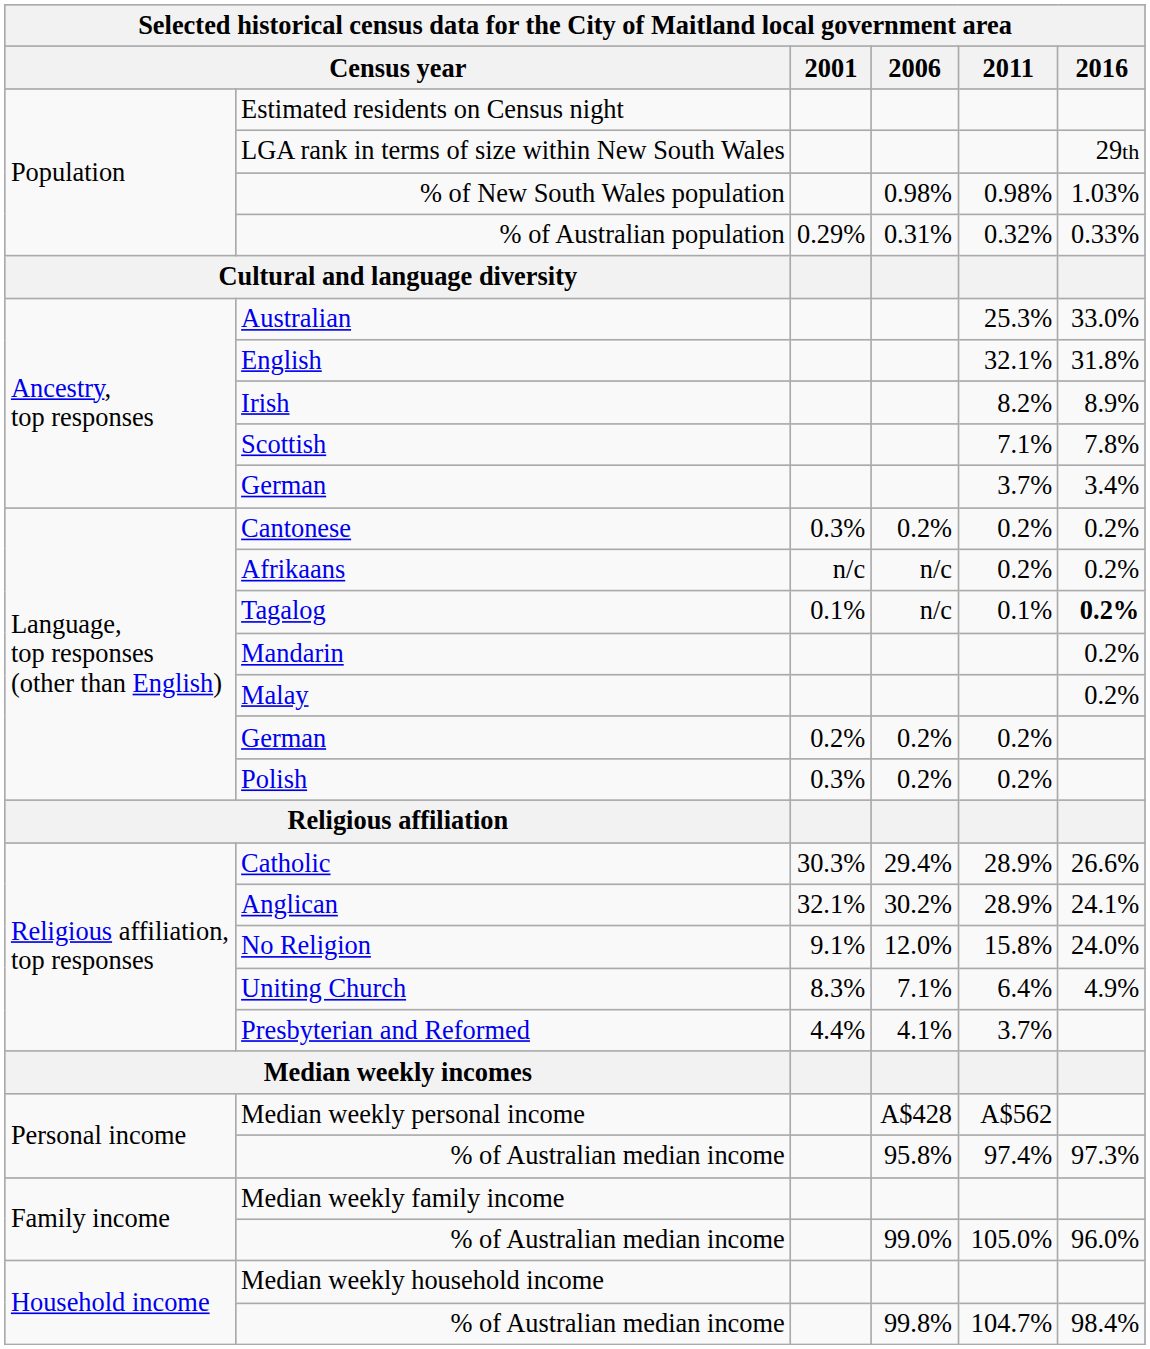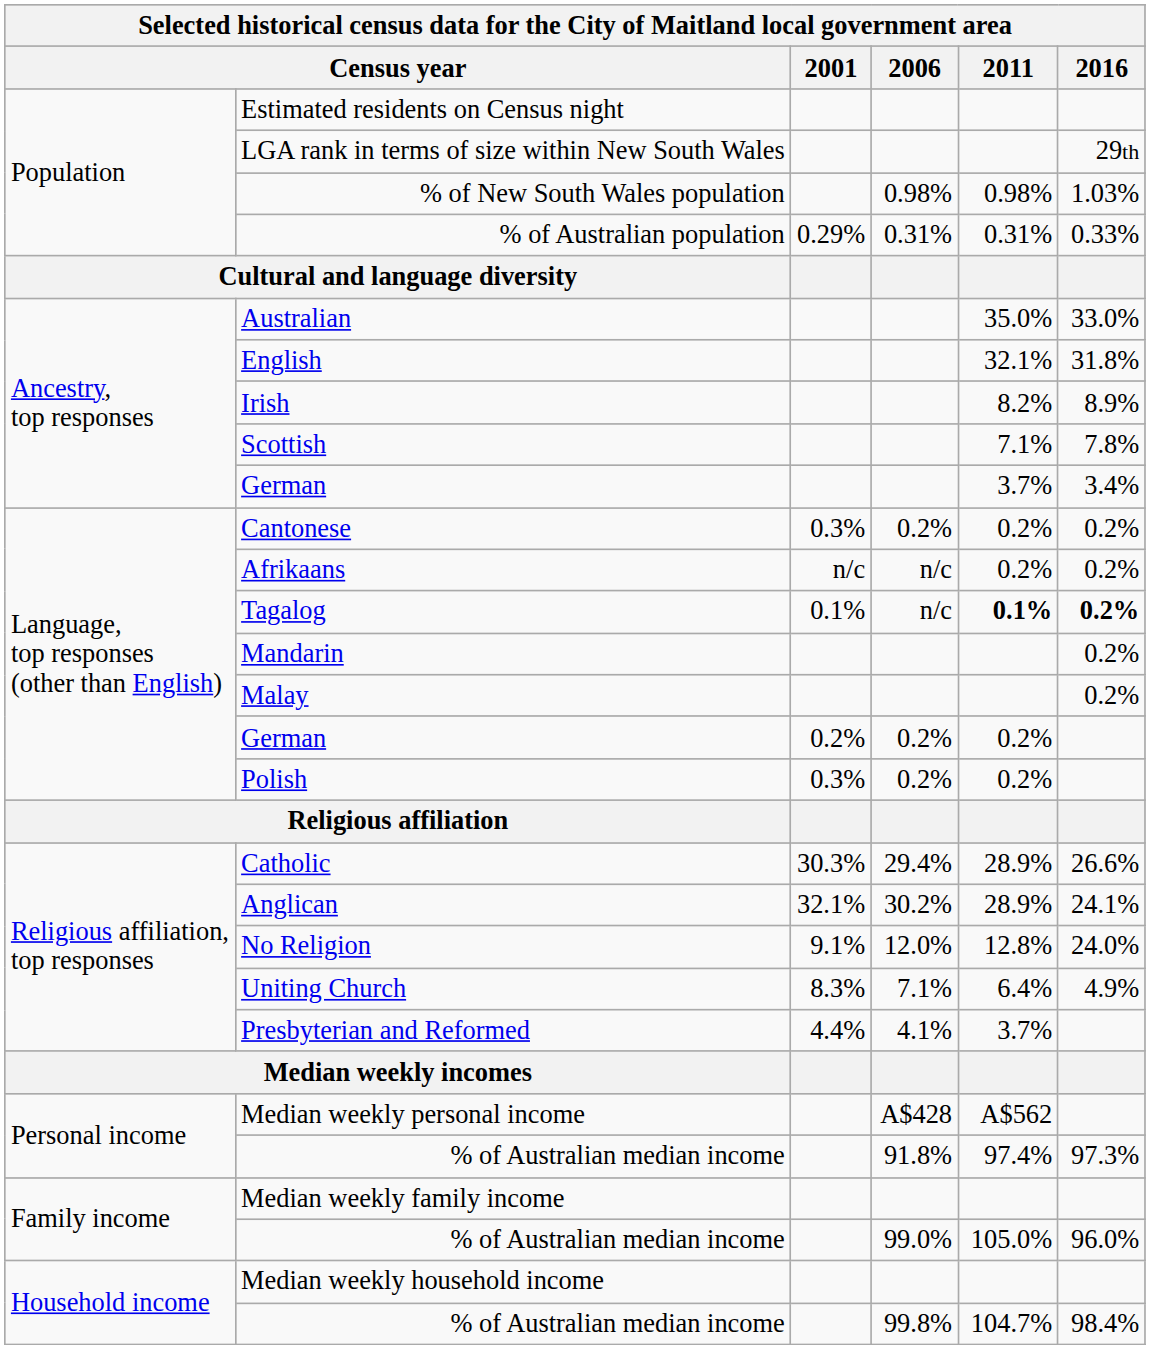(1015, 234) 0.32% -> (1015, 234) 0.31%
(1018, 318) 25.3% -> (1018, 318) 35.0%
(1021, 611) normal -> (1019, 611) bold
(1015, 946) 15.8% -> (1015, 946) 12.8%
(918, 1155) 95.8% -> (918, 1155) 91.8%
